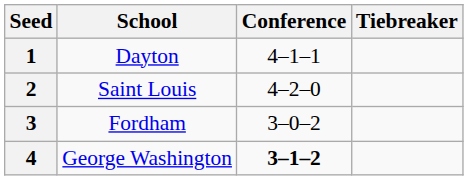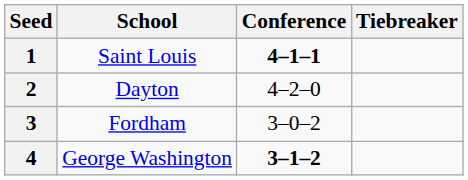(147, 55) Dayton -> (147, 55) Saint Louis
(294, 55) normal -> (294, 55) bold
(147, 89) Saint Louis -> (147, 89) Dayton
